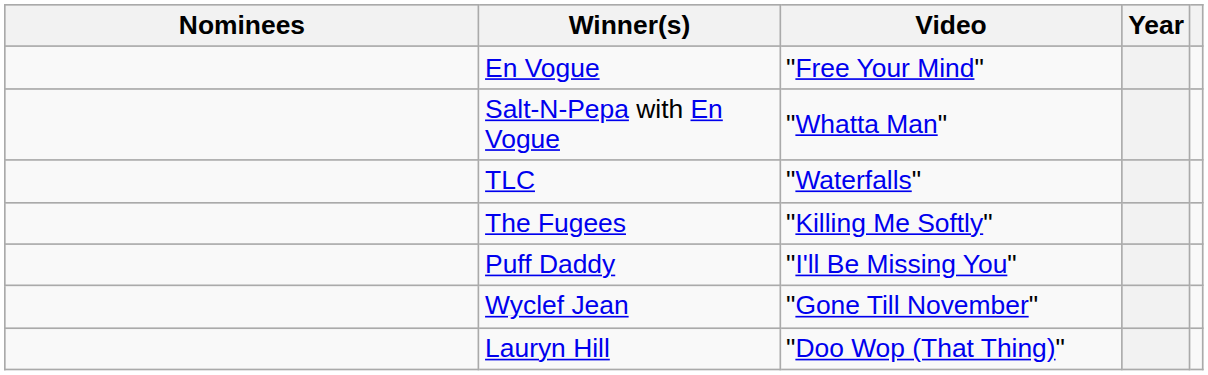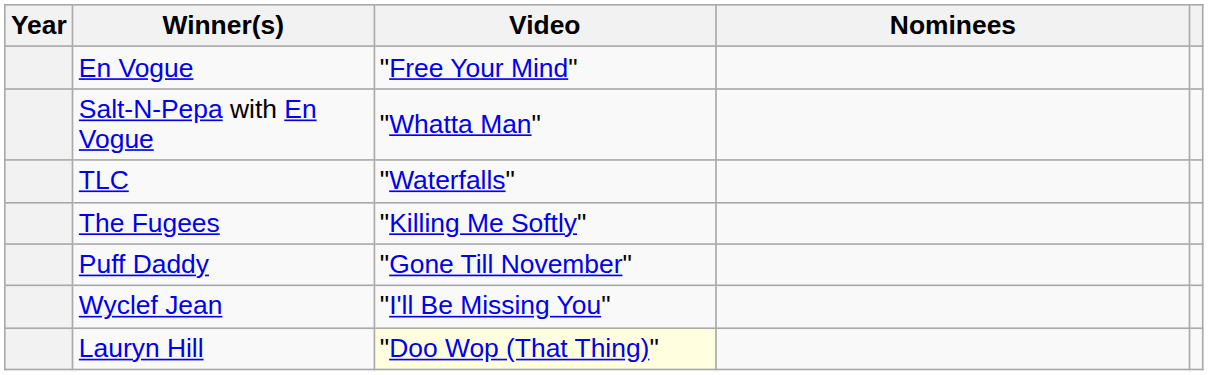columns swapped: (1156, 25) <-> (242, 25)
(901, 264) "I'll Be Missing You" -> (506, 264) "Gone Till November"
(912, 306) "Gone Till November" -> (495, 306) "I'll Be Missing You"
(925, 348) no background -> (519, 348) lightyellow background
